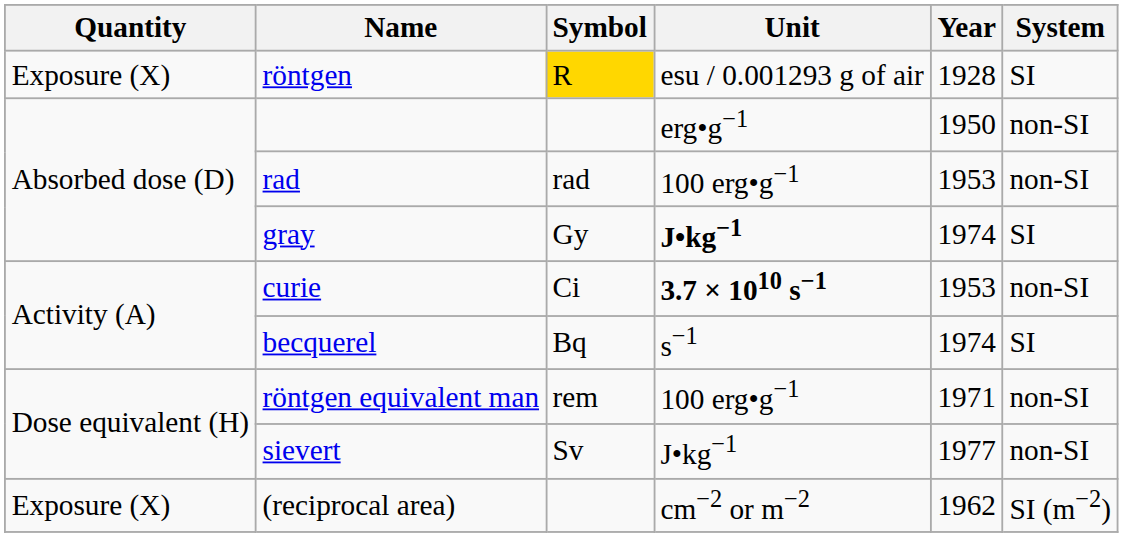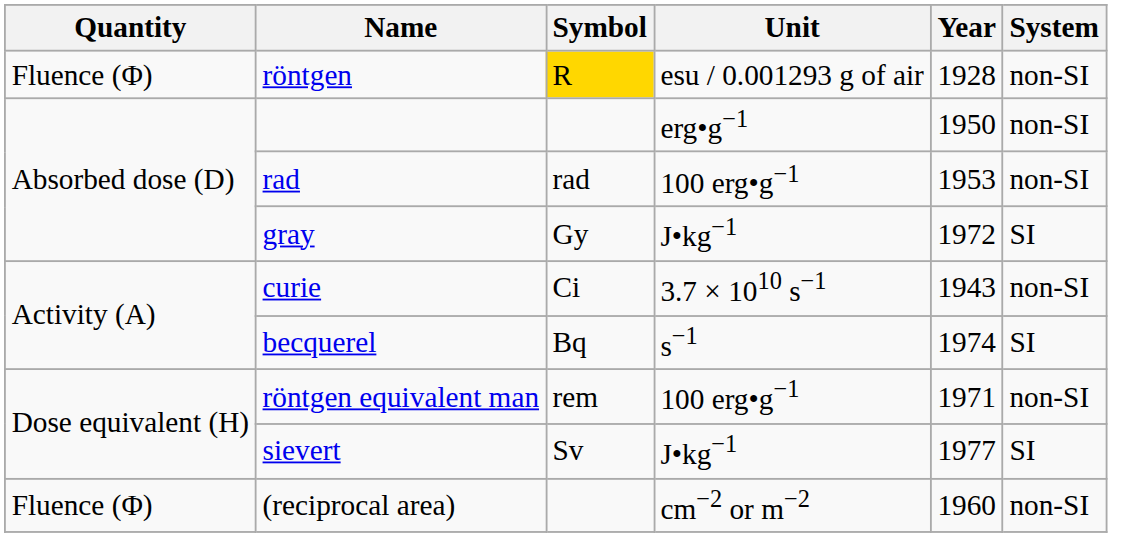(91, 74) Exposure (X) -> (82, 74) Fluence (Φ)
(1022, 74) SI -> (1049, 74) non-SI
(701, 233) bold -> (699, 233) normal
(967, 233) 1974 -> (967, 233) 1972
(744, 287) bold -> (743, 287) normal
(967, 287) 1953 -> (967, 287) 1943
(1049, 450) non-SI -> (1022, 450) SI
(91, 505) Exposure (X) -> (82, 505) Fluence (Φ)
(967, 505) 1962 -> (967, 505) 1960
(1060, 505) SI (m−2) -> (1049, 505) non-SI
